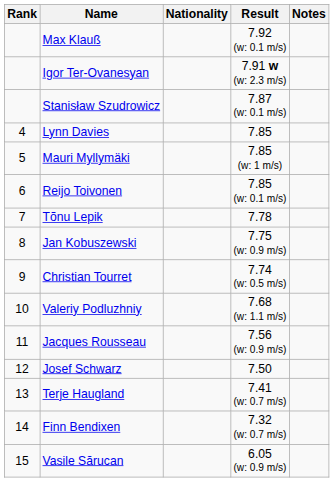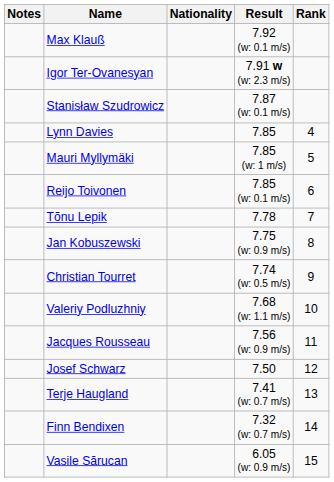columns swapped: (22, 14) <-> (309, 14)
